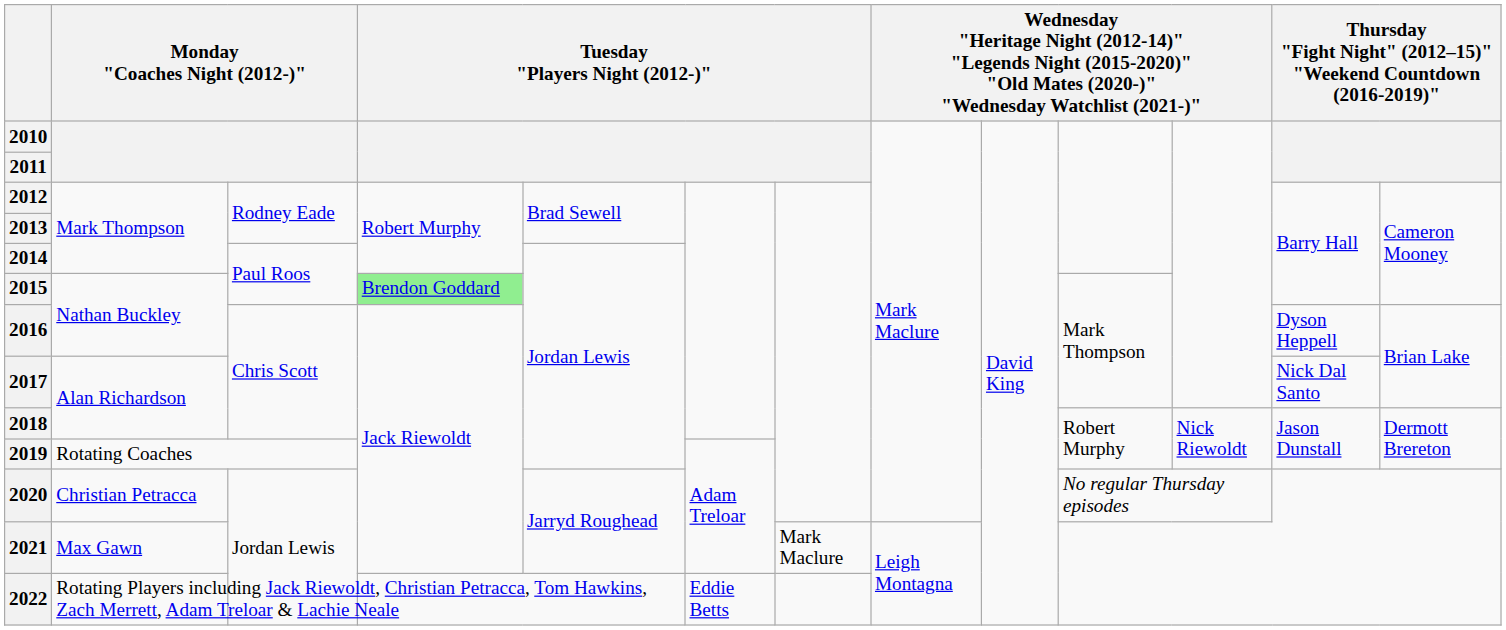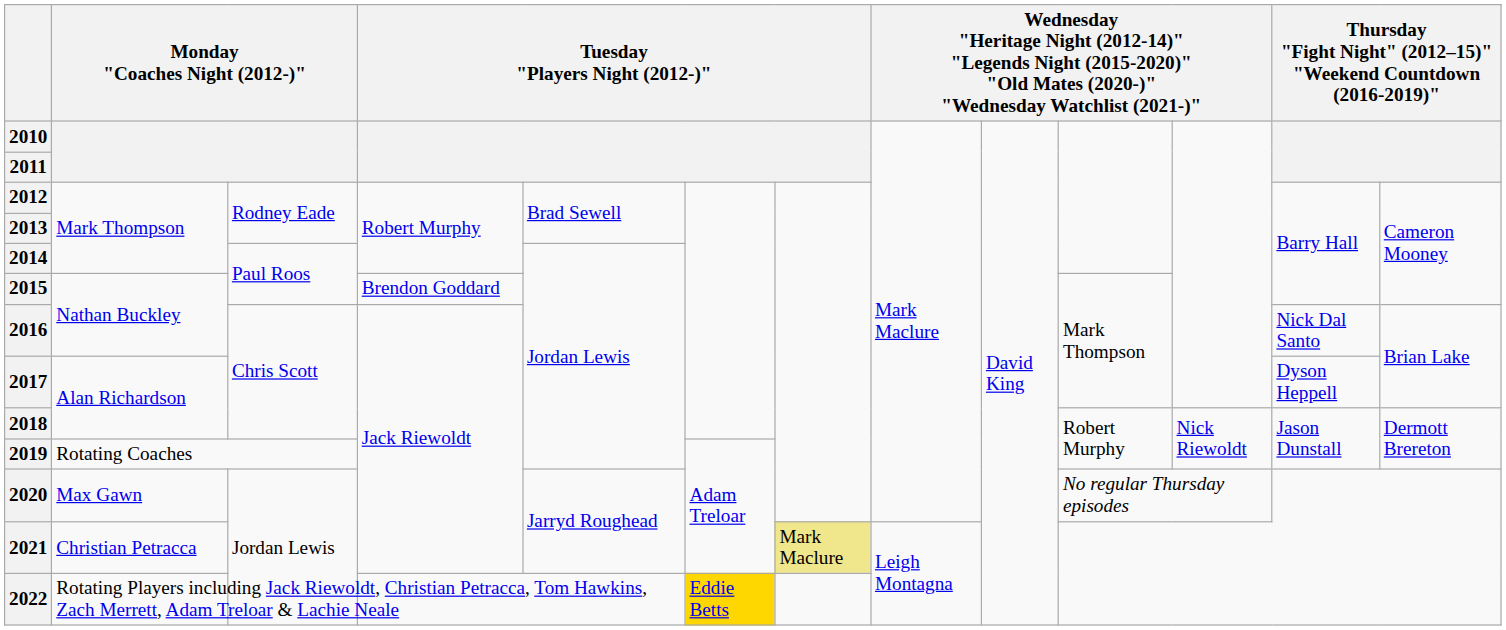(431, 288) lightgreen background -> (431, 288) no background
(1307, 330) Dyson Heppell -> (1311, 330) Nick Dal Santo
(1311, 382) Nick Dal Santo -> (1307, 382) Dyson Heppell
(126, 495) Christian Petracca -> (99, 495) Max Gawn
(99, 547) Max Gawn -> (126, 547) Christian Petracca
(811, 547) no background -> (811, 547) khaki background
(712, 599) no background -> (712, 599) gold background
